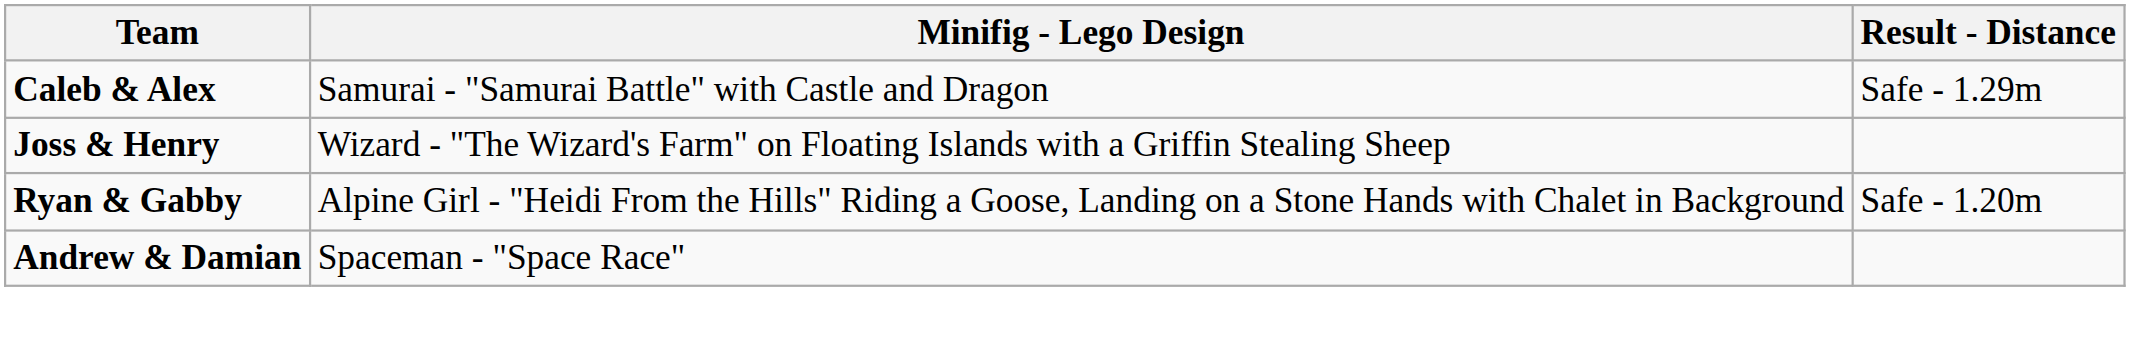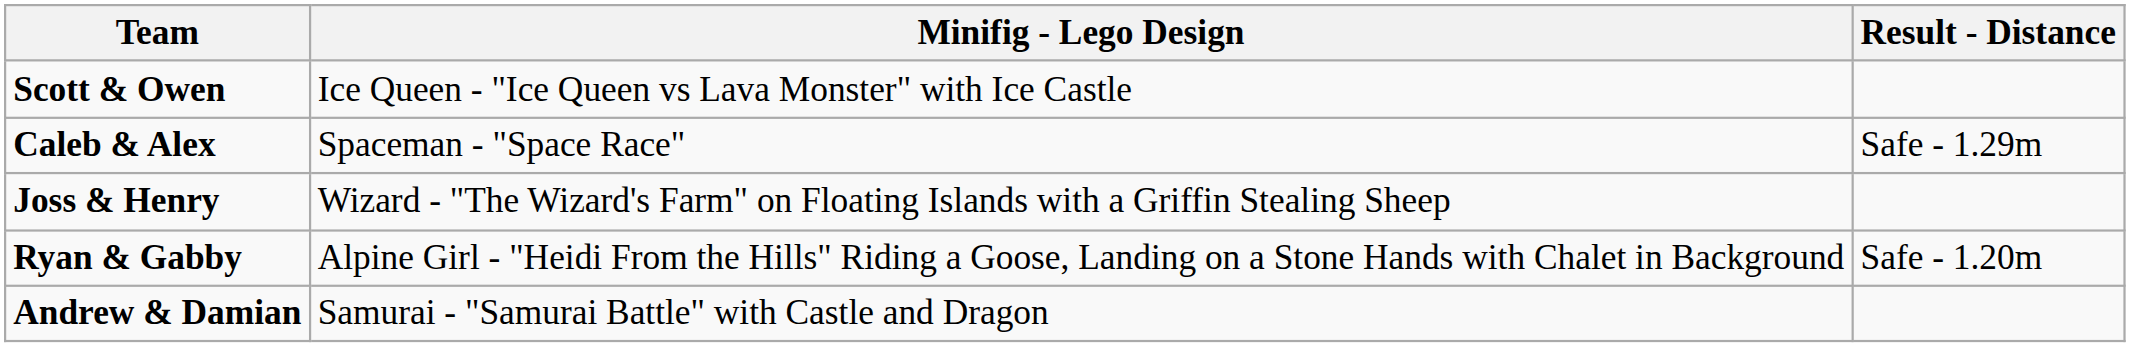+ row: (119, 88)
(683, 88) Samurai - "Samurai Battle" with Castle and Dragon -> (501, 144) Spaceman - "Space Race"
(501, 256) Spaceman - "Space Race" -> (683, 312) Samurai - "Samurai Battle" with Castle and Dragon
